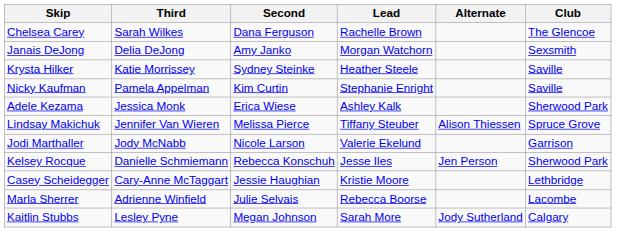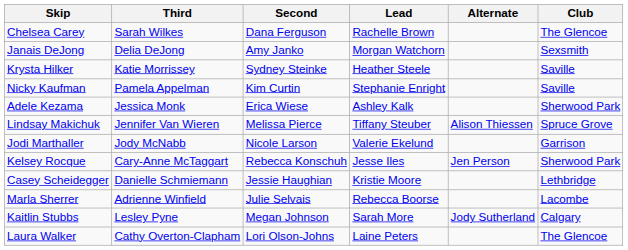(171, 161) Danielle Schmiemann -> (171, 161) Cary-Anne McTaggart
(171, 180) Cary-Anne McTaggart -> (171, 180) Danielle Schmiemann
+ row: (42, 236)
